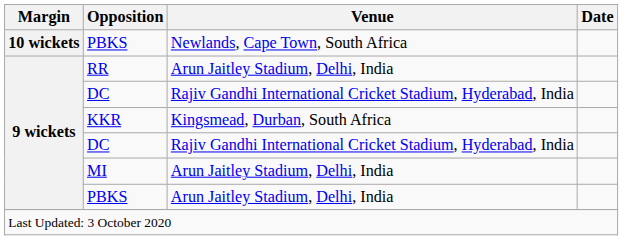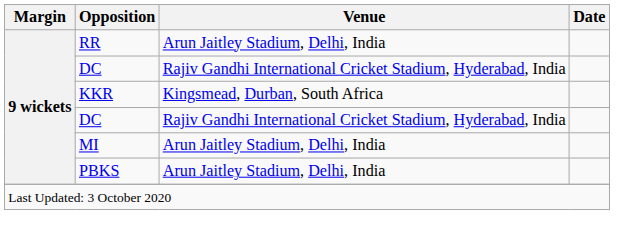- row: (107, 42)
